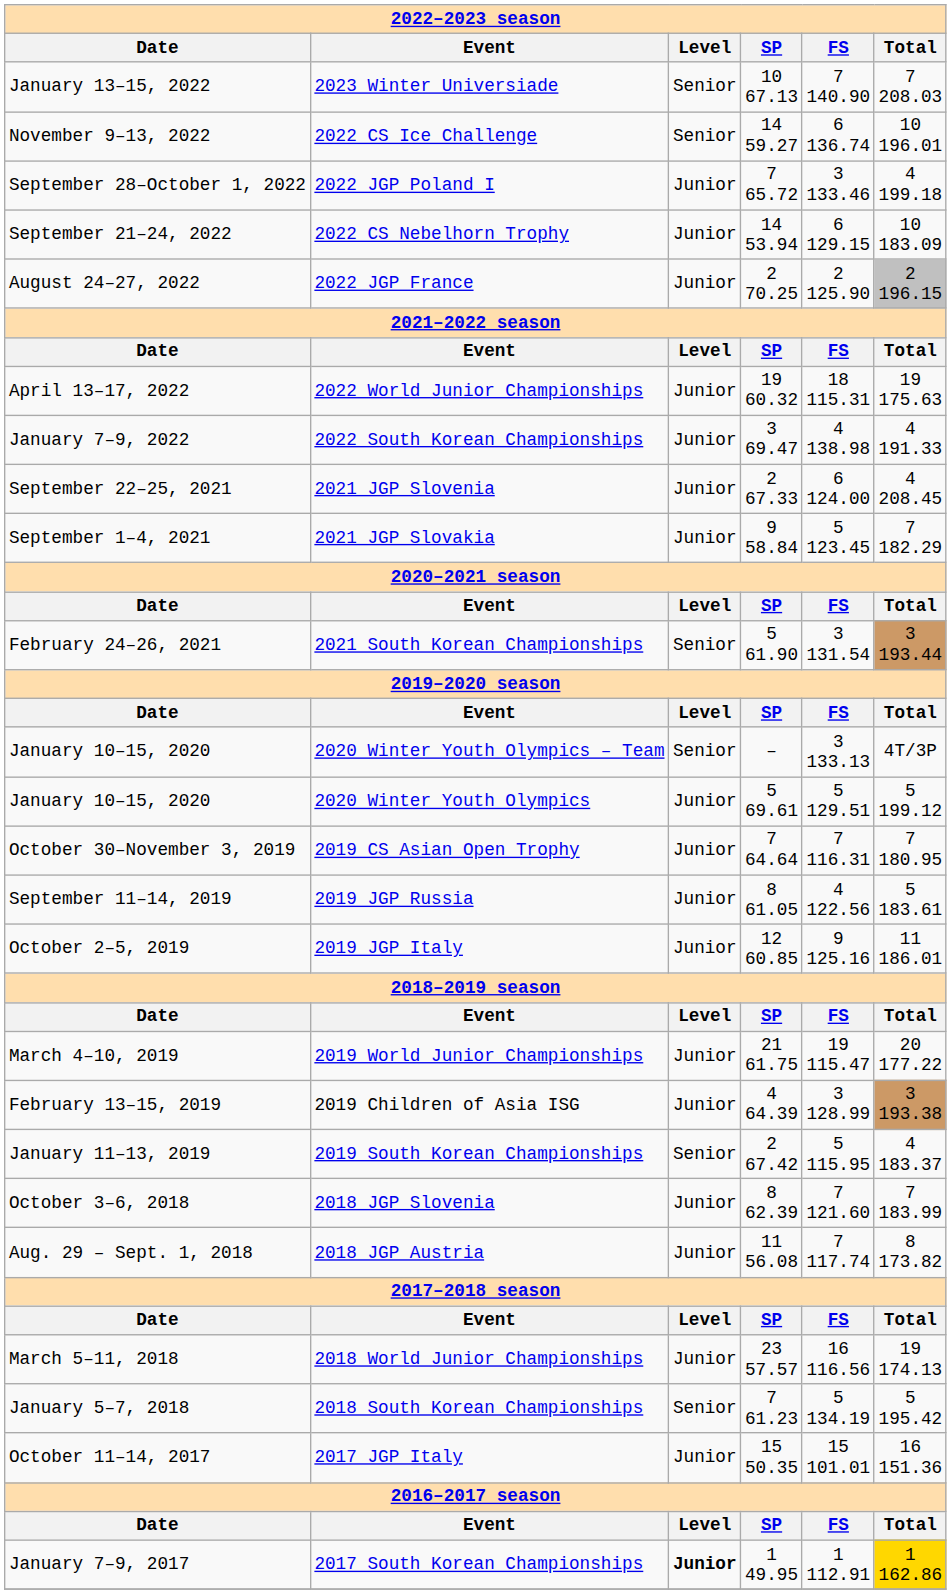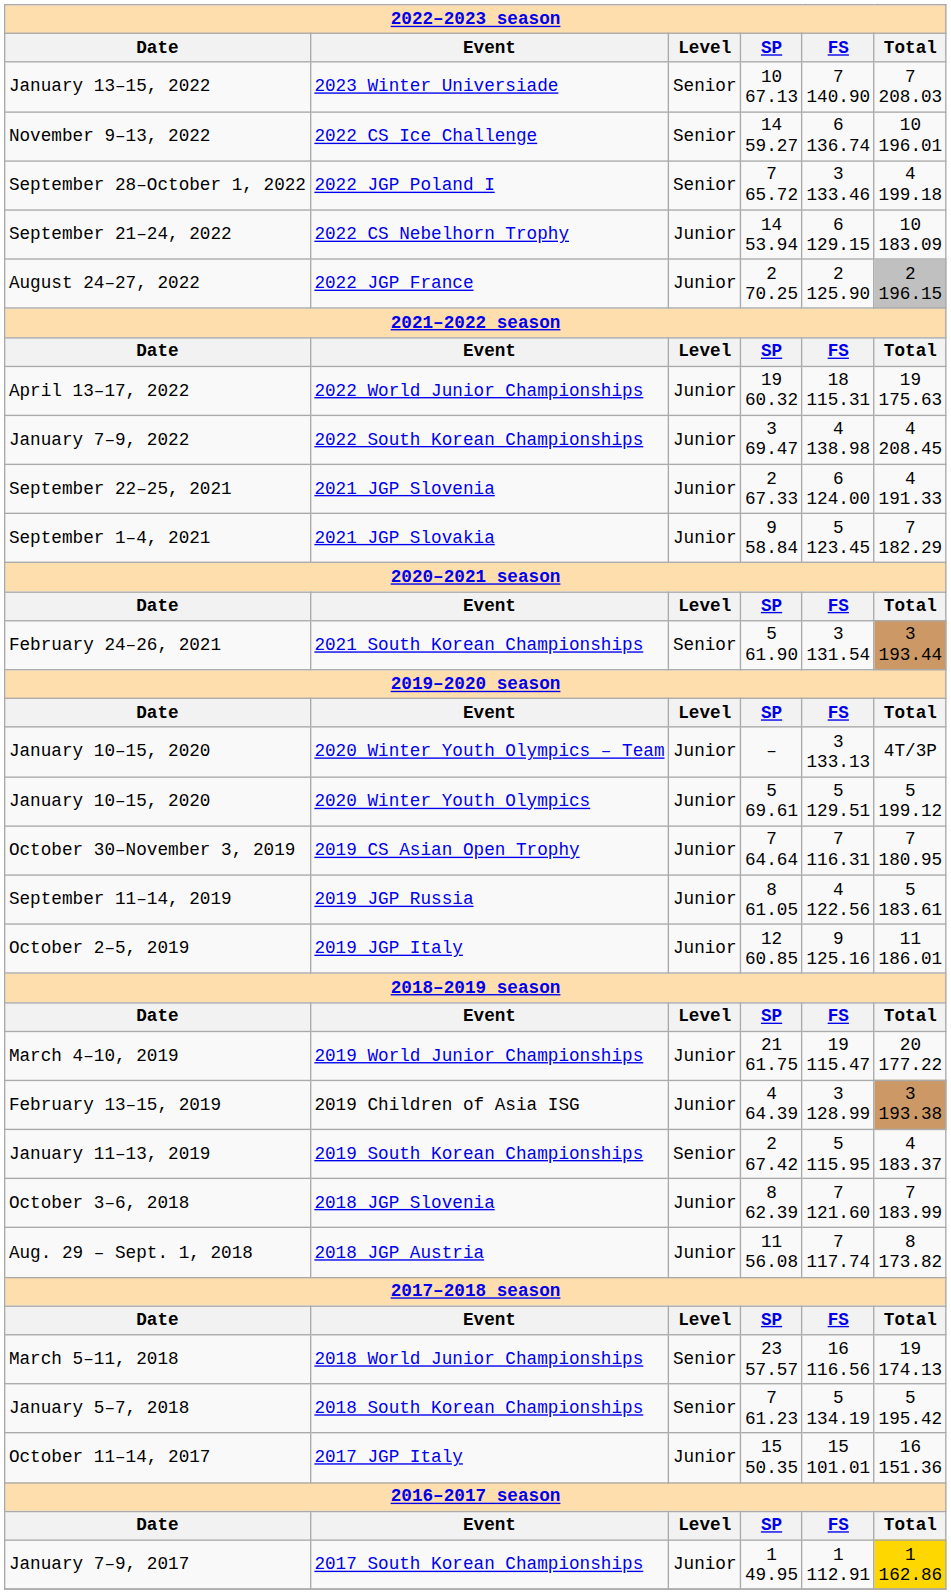(705, 185) Junior -> (705, 185) Senior
(910, 440) 4 191.33 -> (910, 440) 4 208.45
(910, 489) 4 208.45 -> (910, 489) 4 191.33
(705, 752) Senior -> (705, 752) Junior
(705, 1359) Junior -> (705, 1359) Senior
(705, 1565) bold -> (705, 1565) normal
